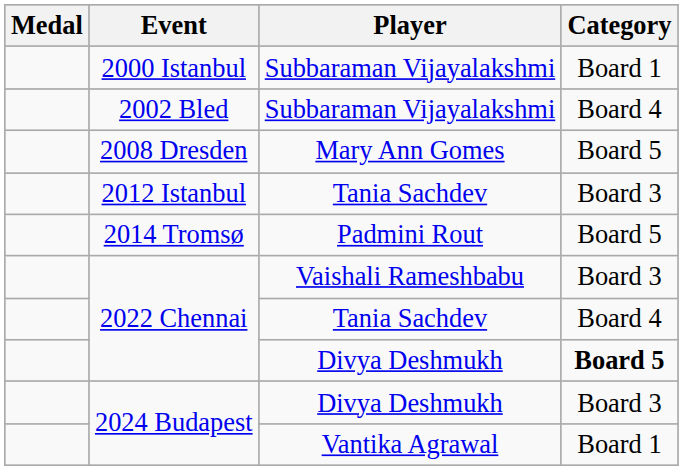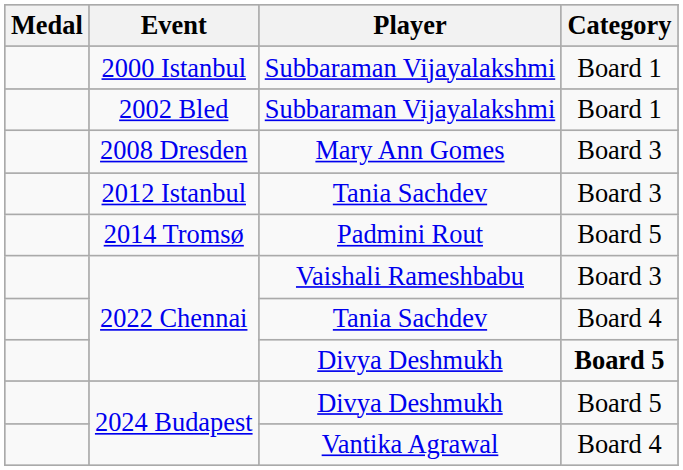(619, 109) Board 4 -> (619, 109) Board 1
(619, 151) Board 5 -> (619, 151) Board 3
(619, 402) Board 3 -> (619, 402) Board 5
(619, 444) Board 1 -> (619, 444) Board 4
